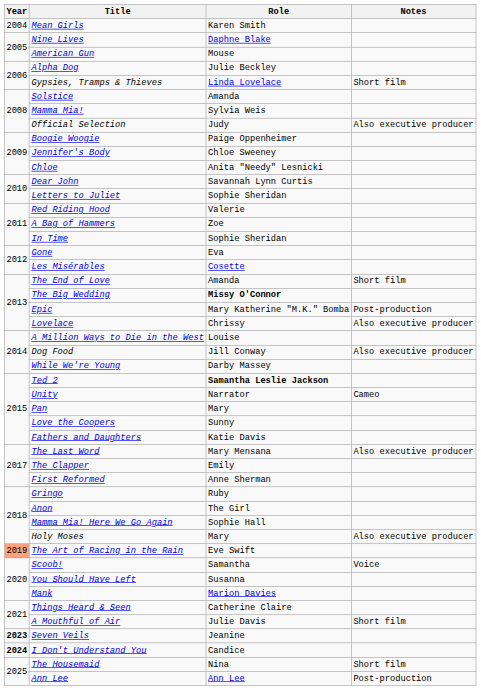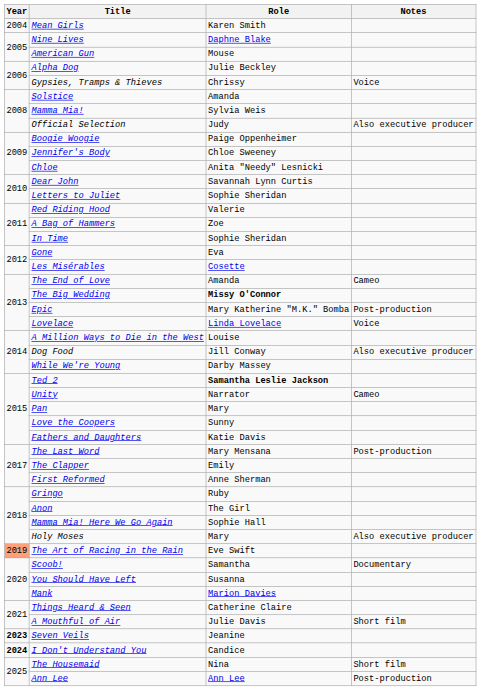(245, 82) Linda Lovelace -> (226, 82) Chrissy
(380, 82) Short film -> (366, 82) Voice
(380, 281) Short film -> (366, 281) Cameo
(226, 324) Chrissy -> (245, 324) Linda Lovelace
(413, 324) Also executive producer -> (366, 324) Voice
(413, 451) Also executive producer -> (393, 451) Post-production
(366, 565) Voice -> (382, 565) Documentary
